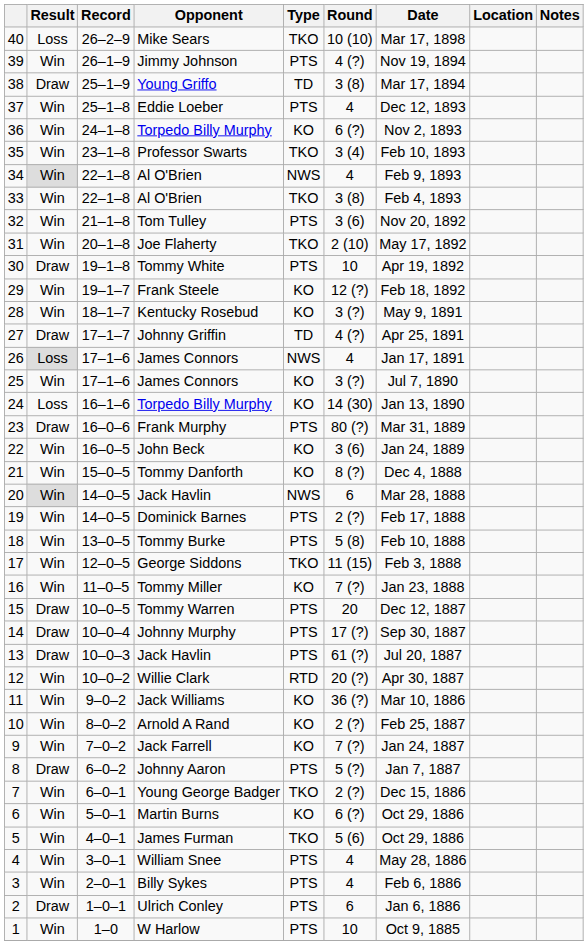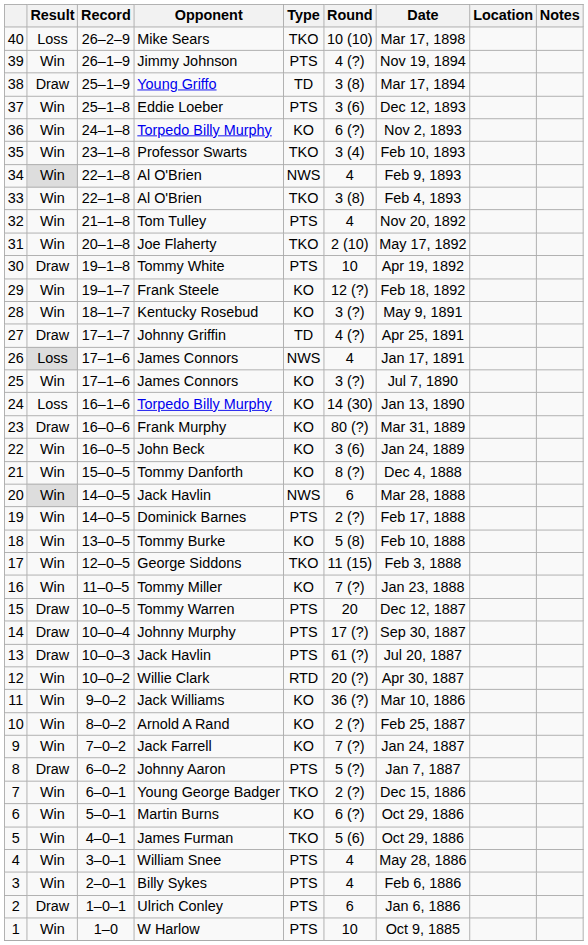(350, 107) 4 -> (350, 107) 3 (6)
(350, 221) 3 (6) -> (350, 221) 4
(304, 426) PTS -> (304, 426) KO
(304, 541) PTS -> (304, 541) KO
